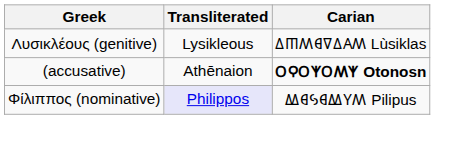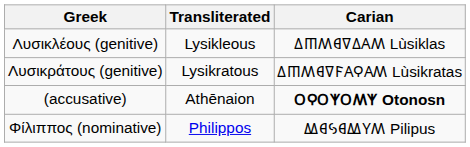+ row: (85, 71)
(218, 99) lavender background -> (220, 127) no background
